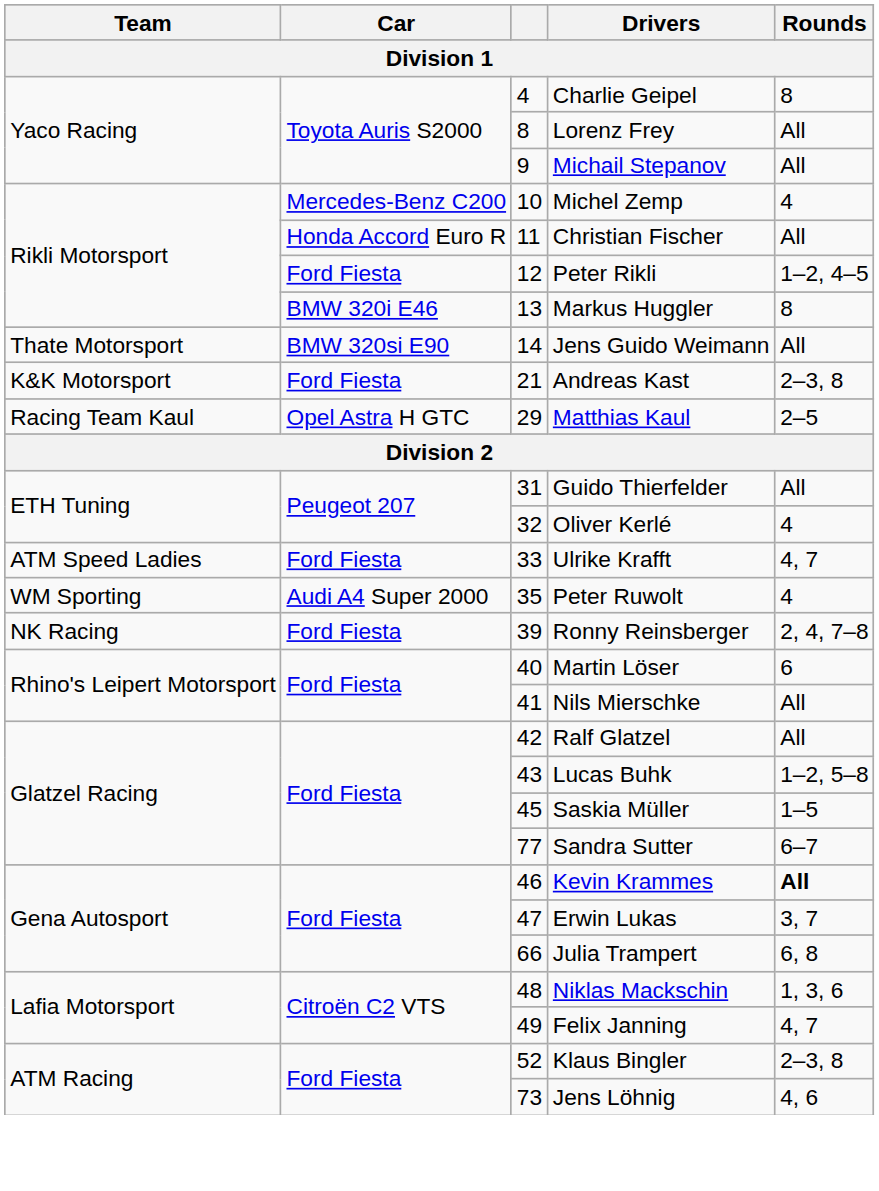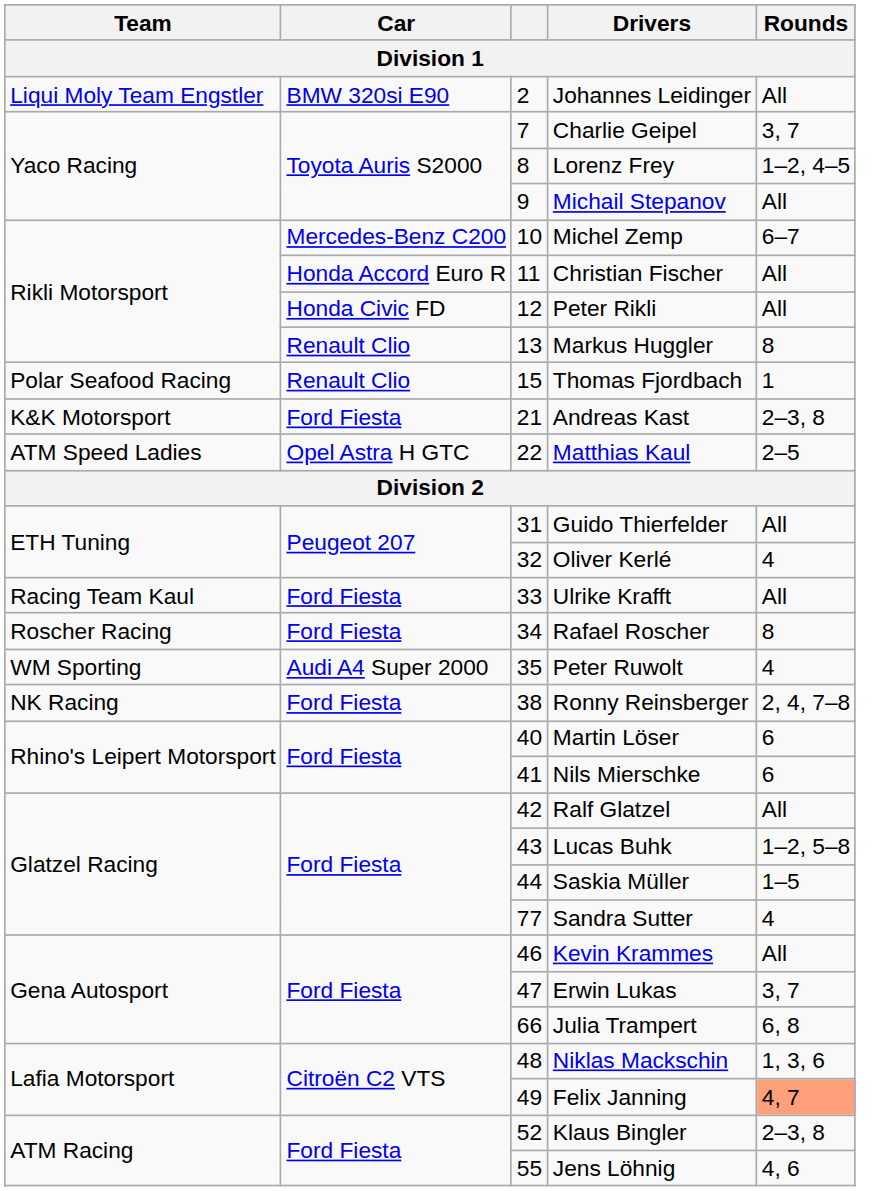+ row: (652, 94)
(523, 94) 4 -> (523, 130) 7
(787, 94) 8 -> (781, 130) 3, 7
(793, 130) All -> (806, 166) 1–2, 4–5
(787, 201) 4 -> (781, 237) 6–7
(344, 273) Ford Fiesta -> (366, 309) Honda Civic FD
(824, 273) 1–2, 4–5 -> (774, 309) All
(362, 309) BMW 320i E46 -> (348, 345) Renault Clio
- row: (661, 345)
+ row: (647, 380)
(102, 416) Racing Team Kaul -> (106, 452) ATM Speed Ladies
(529, 416) 29 -> (529, 452) 22
(106, 559) ATM Speed Ladies -> (102, 595) Racing Team Kaul
(799, 559) 4, 7 -> (774, 595) All
+ row: (631, 631)
(529, 631) 39 -> (529, 703) 38
(793, 703) All -> (768, 774) 6
(529, 810) 45 -> (529, 882) 44
(799, 846) 6–7 -> (768, 917) 4
(795, 882) bold -> (774, 953) normal
(799, 1025) no background -> (781, 1096) lightsalmon background
(529, 1096) 73 -> (529, 1168) 55
